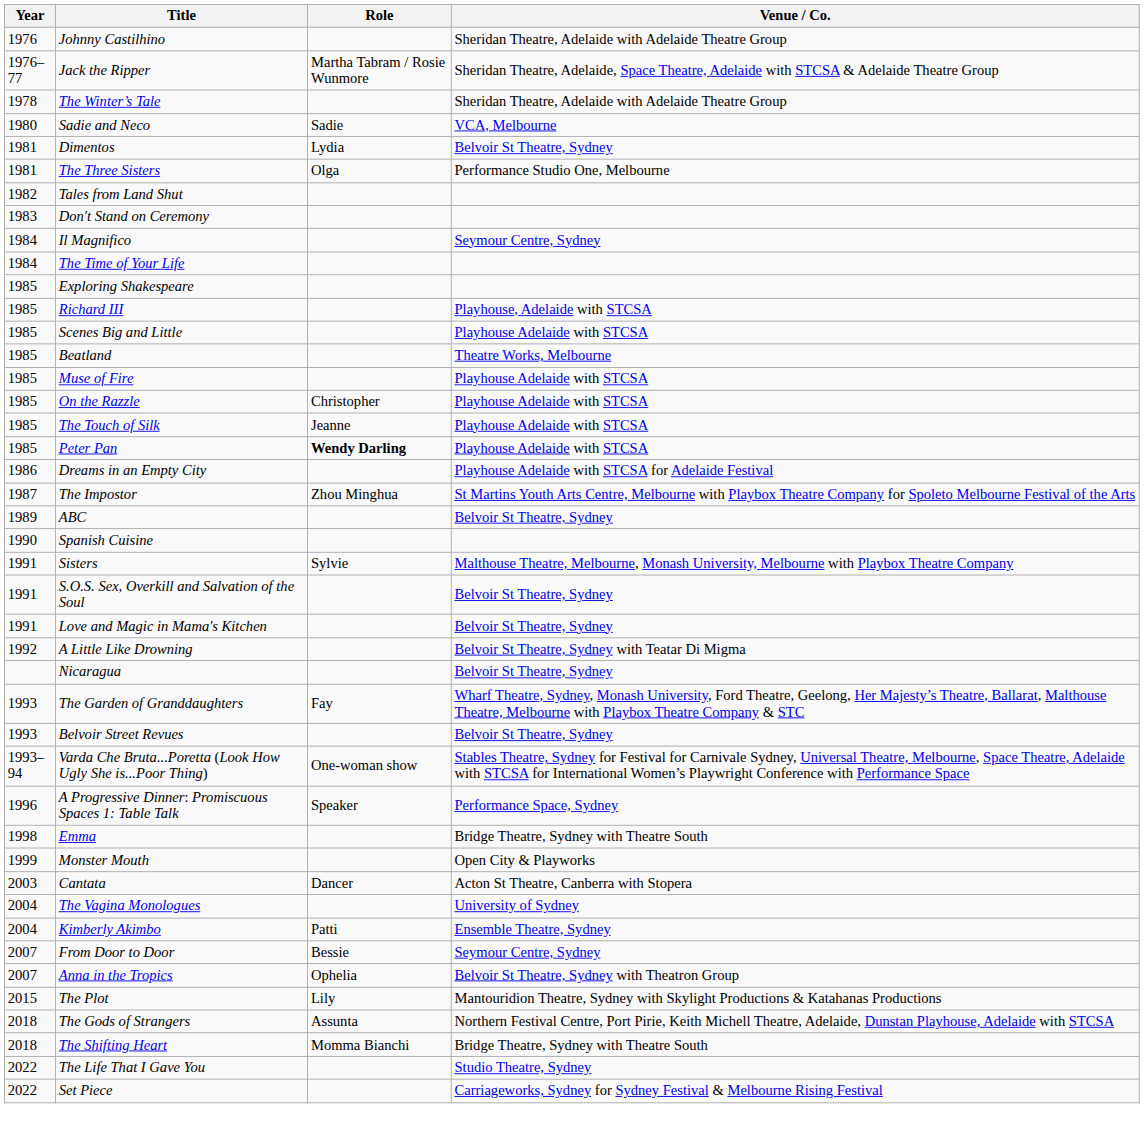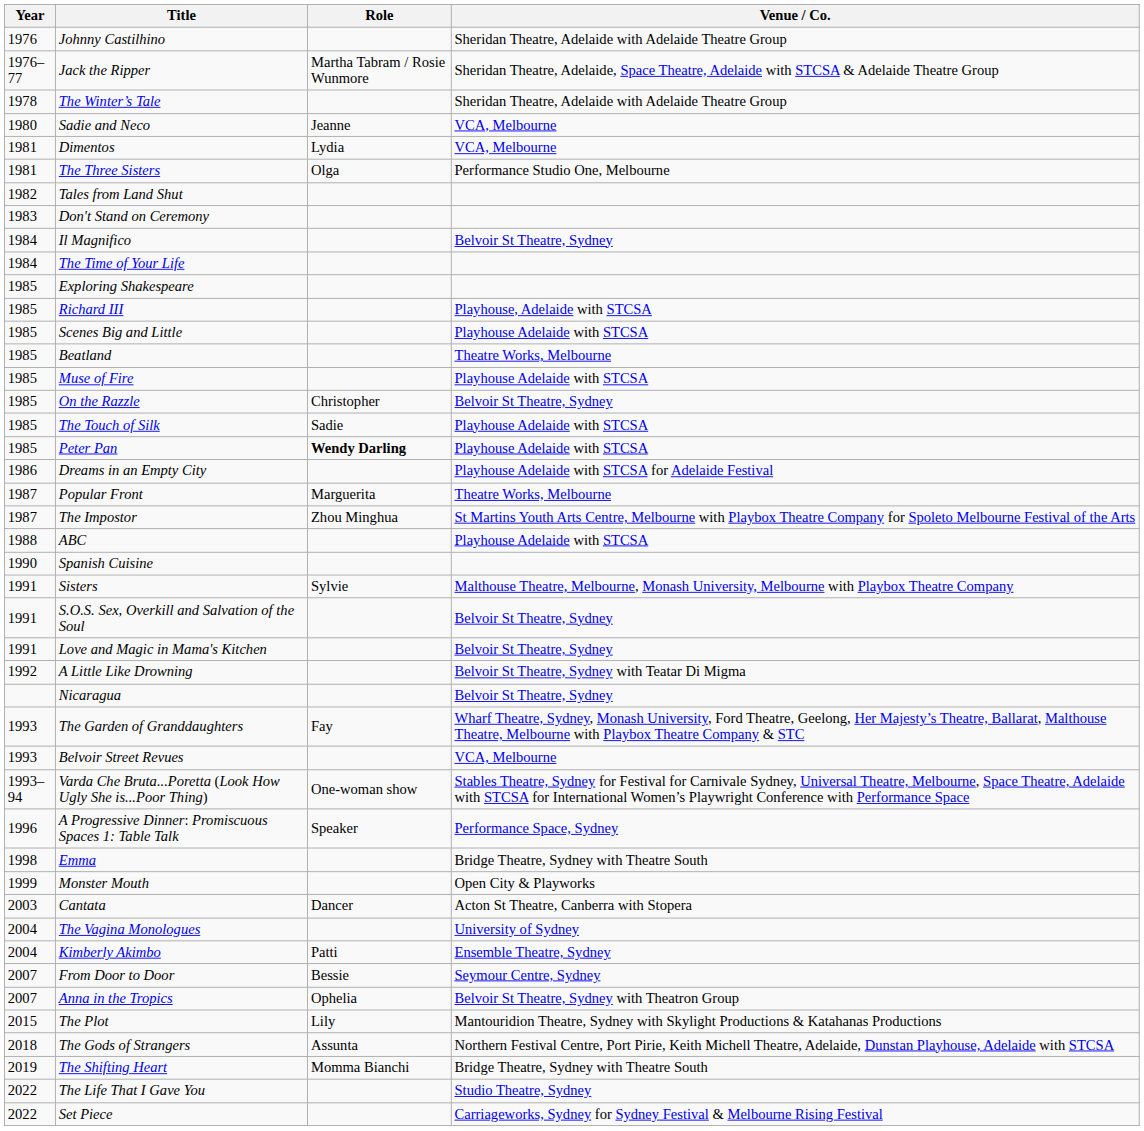(327, 124) Sadie -> (331, 124) Jeanne
(534, 147) Belvoir St Theatre, Sydney -> (505, 147) VCA, Melbourne
(527, 240) Seymour Centre, Sydney -> (534, 240) Belvoir St Theatre, Sydney
(551, 401) Playhouse Adelaide with STCSA -> (534, 401) Belvoir St Theatre, Sydney
(331, 424) Jeanne -> (327, 424) Sadie
+ row: (101, 494)
(22, 517) 1989 -> (22, 540) 1988
(534, 517) Belvoir St Theatre, Sydney -> (551, 540) Playhouse Adelaide with STCSA
(534, 734) Belvoir St Theatre, Sydney -> (505, 757) VCA, Melbourne
(22, 1044) 2018 -> (22, 1067) 2019
